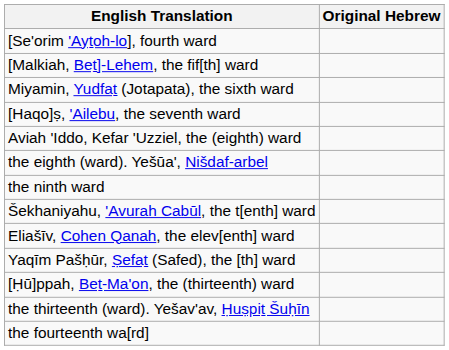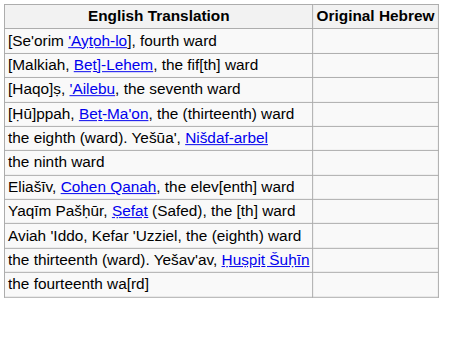- row: (151, 89)
rows swapped: (155, 138) <-> (151, 284)
- row: (162, 211)
